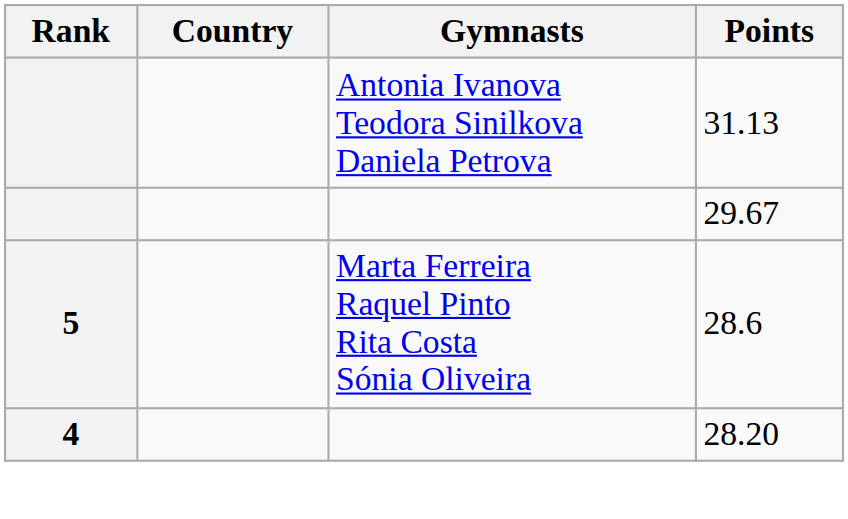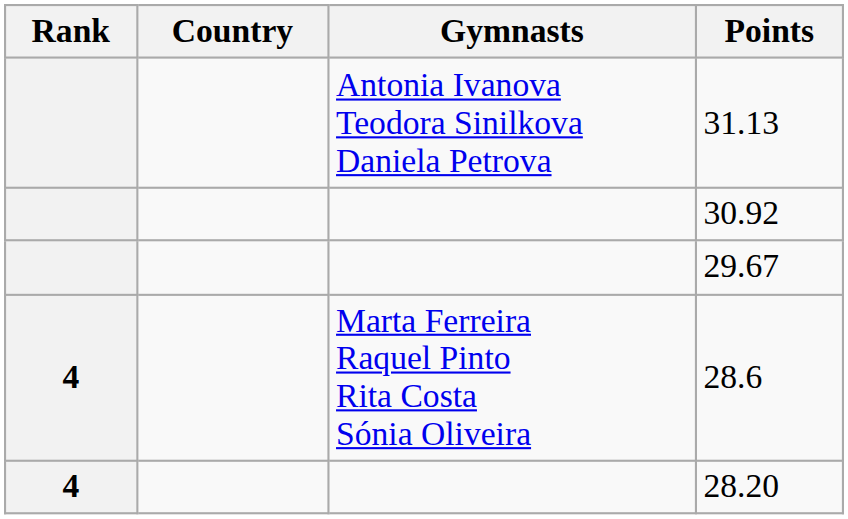+ row: (741, 213)
(71, 323) 5 -> (71, 376) 4
